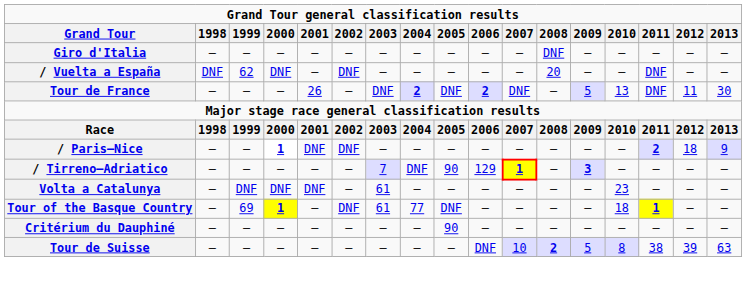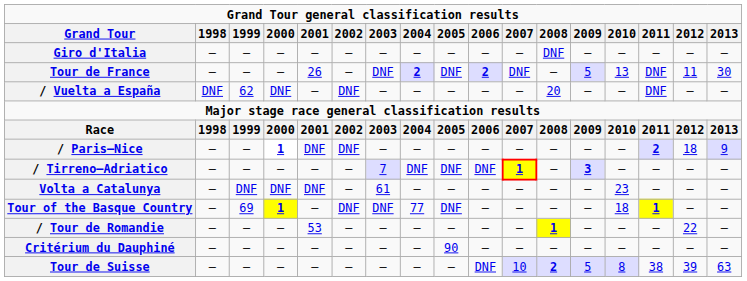rows swapped: (100, 91) <-> (100, 72)
(451, 169) 90 -> (451, 169) DNF
(485, 169) 129 -> (485, 169) DNF
(383, 209) 61 -> (383, 209) DNF
+ row: (100, 228)
